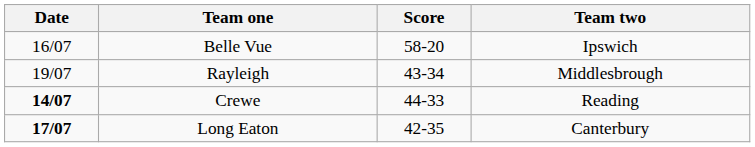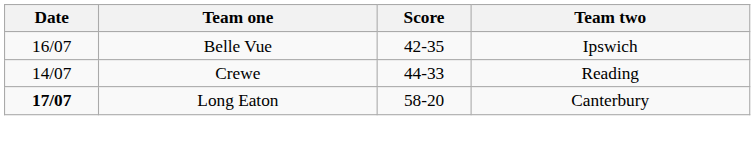(424, 45) 58-20 -> (424, 45) 42-35
- row: (238, 73)
(52, 100) bold -> (52, 73) normal
(424, 127) 42-35 -> (424, 100) 58-20
